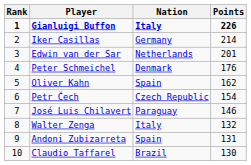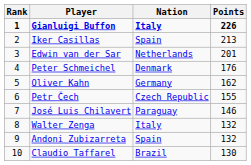(154, 40) Germany -> (148, 40) Spain
(229, 40) 214 -> (229, 40) 213
(148, 82) Spain -> (154, 82) Germany
(229, 97) 154 -> (229, 97) 155
(229, 139) 131 -> (229, 139) 132
